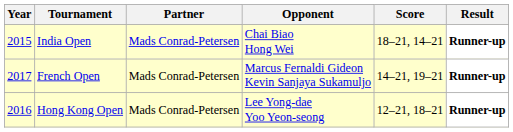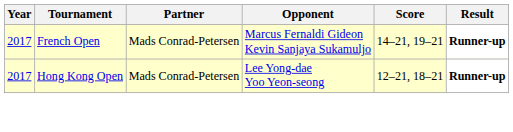- row: (64, 41)
(19, 110) 2016 -> (19, 76) 2017
